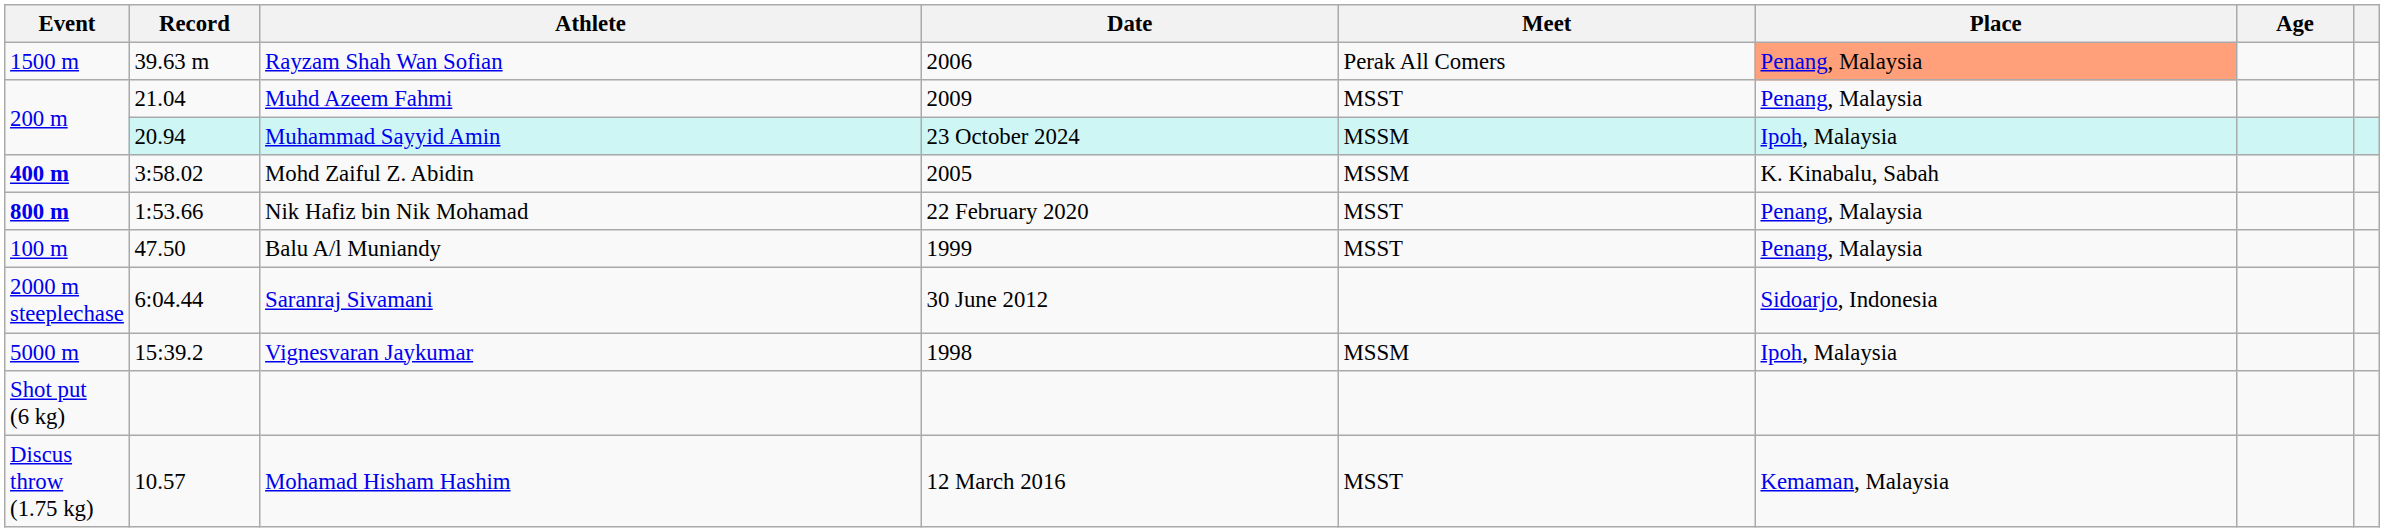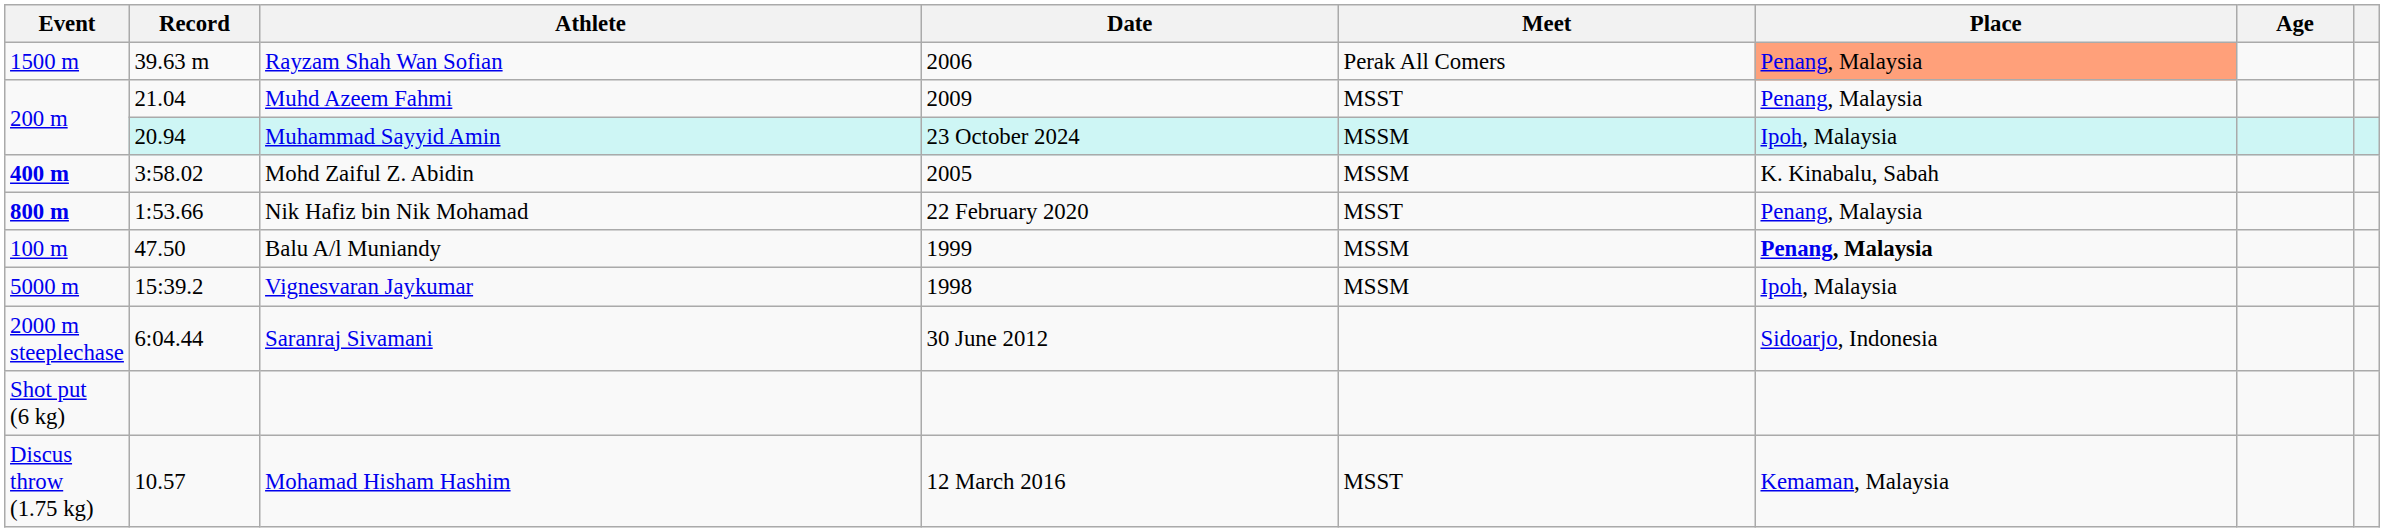(1373, 249) MSST -> (1376, 249) MSSM
(1841, 249) normal -> (1847, 249) bold
rows swapped: (369, 351) <-> (349, 300)
